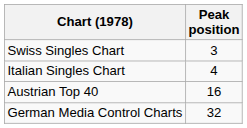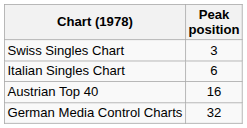(214, 71) 4 -> (214, 71) 6
